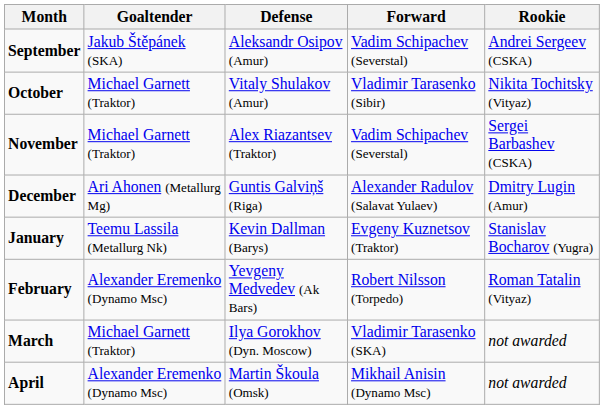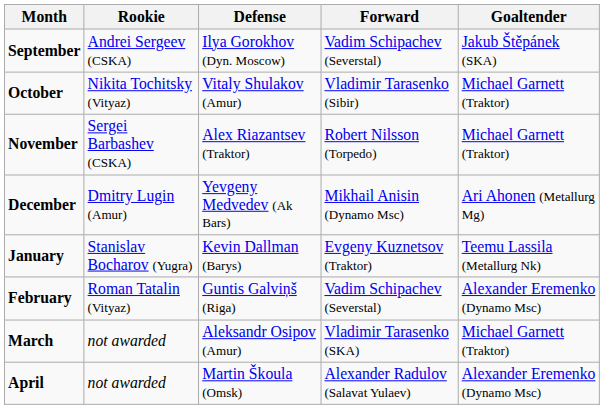columns swapped: (155, 16) <-> (542, 16)
(286, 50) Aleksandr Osipov (Amur) -> (248, 50) Ilya Gorokhov (Dyn. Moscow)
(410, 144) Vadim Schipachev (Severstal) -> (372, 144) Robert Nilsson (Torpedo)
(276, 195) Guntis Galviņš (Riga) -> (247, 204) Yevgeny Medvedev (Ak Bars)
(412, 195) Alexander Radulov (Salavat Yulaev) -> (372, 204) Mikhail Anisin (Dynamo Msc)
(274, 289) Yevgeny Medvedev (Ak Bars) -> (249, 298) Guntis Galviņš (Riga)
(398, 289) Robert Nilsson (Torpedo) -> (383, 298) Vadim Schipachev (Severstal)
(275, 340) Ilya Gorokhov (Dyn. Moscow) -> (259, 340) Aleksandr Osipov (Amur)
(398, 383) Mikhail Anisin (Dynamo Msc) -> (386, 383) Alexander Radulov (Salavat Yulaev)
